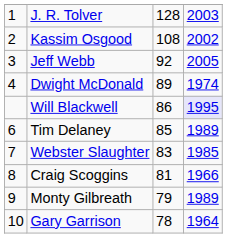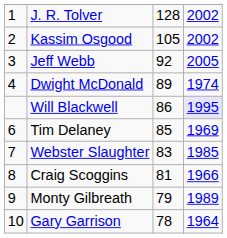(203, 15) 2003 -> (203, 15) 2002
(168, 38) 108 -> (168, 38) 105
(203, 130) 1989 -> (203, 130) 1969
